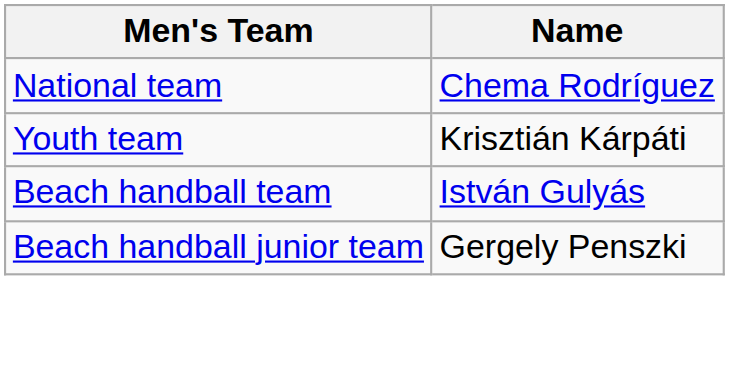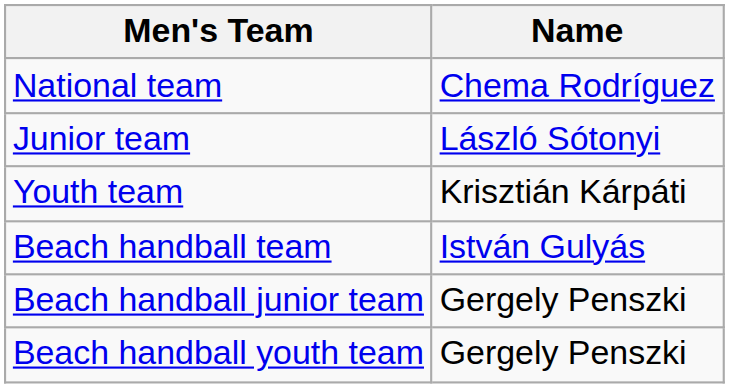+ row: (101, 138)
+ row: (218, 354)
